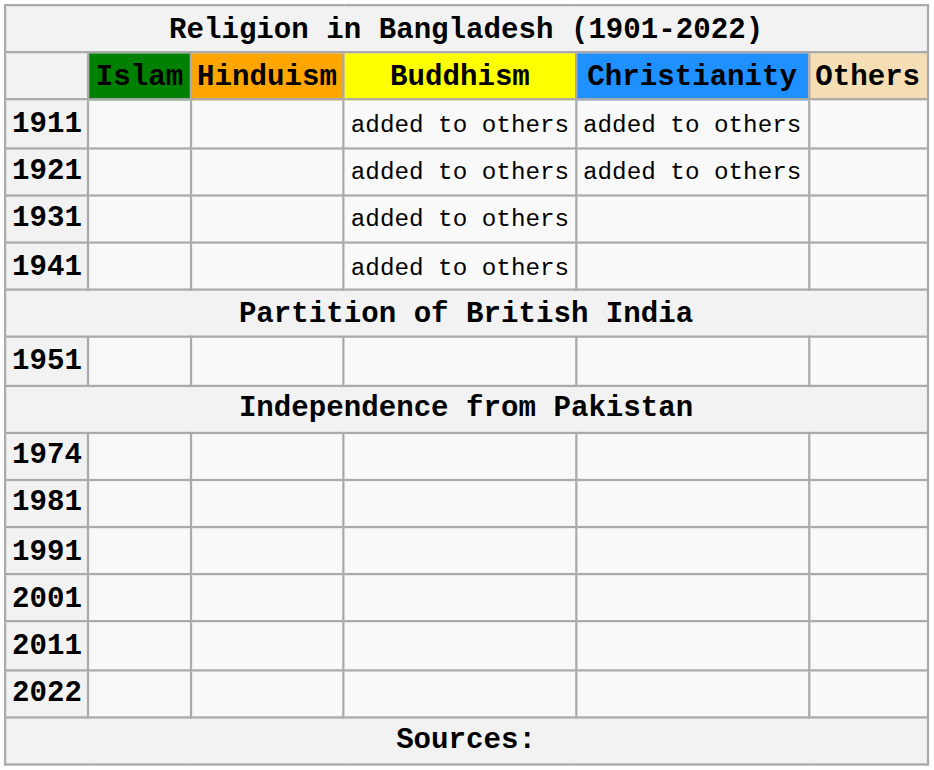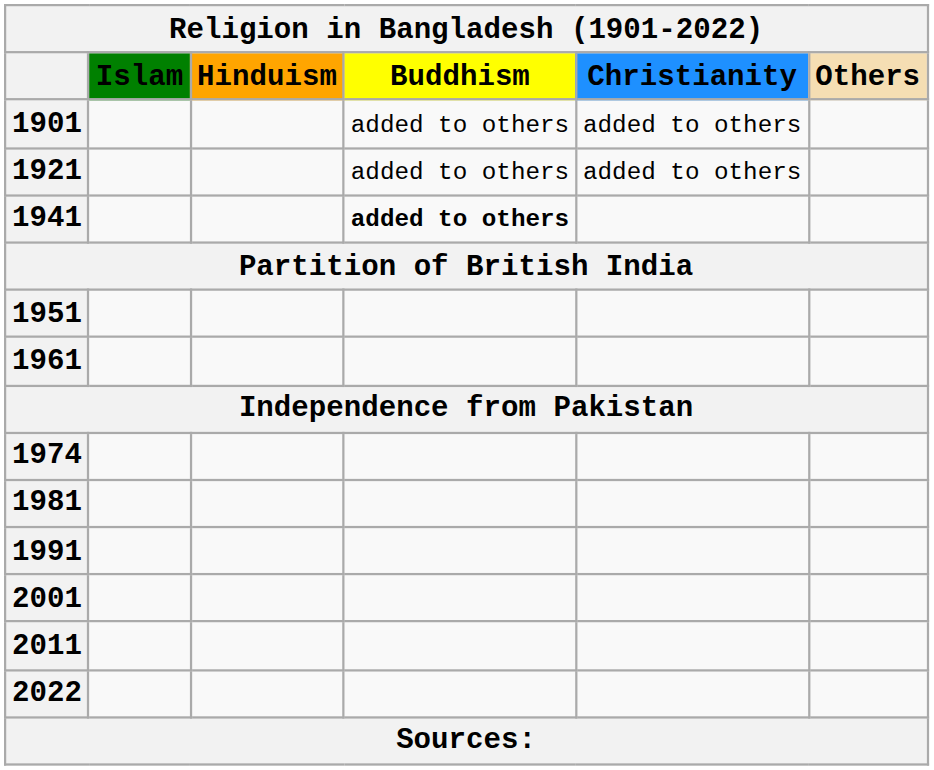+ row: (47, 124)
- row: (47, 124)
- row: (47, 219)
(460, 267) normal -> (460, 219) bold
+ row: (47, 361)
